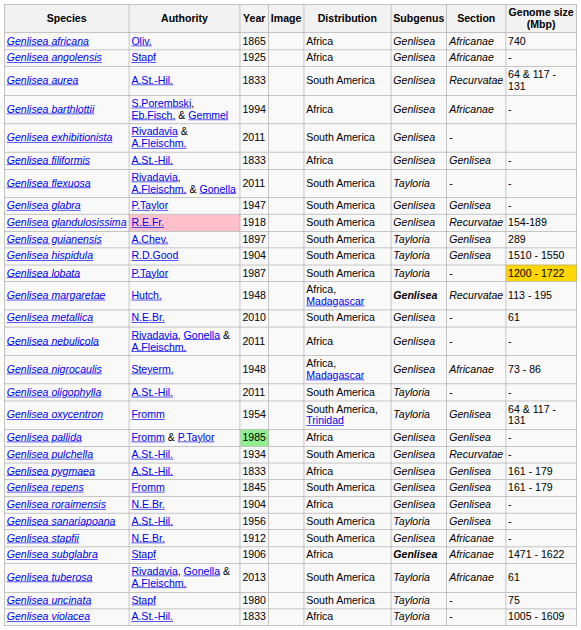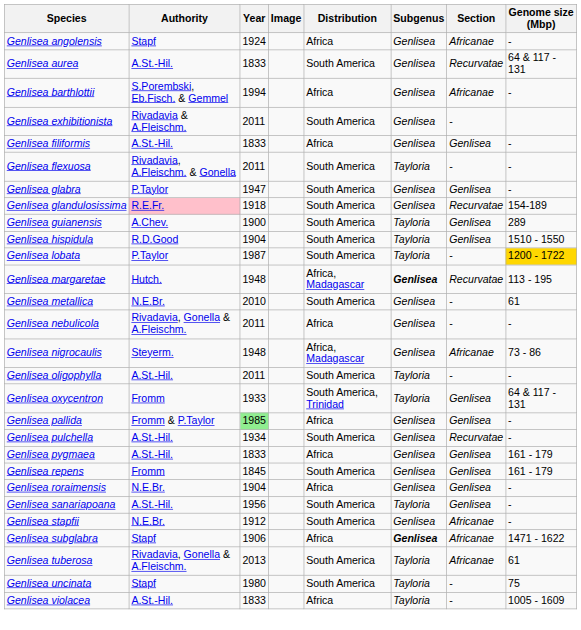- row: (48, 41)
(254, 58) 1925 -> (254, 41) 1924
(254, 239) 1897 -> (254, 223) 1900
(254, 415) 1954 -> (254, 398) 1933
